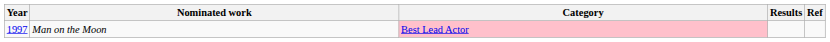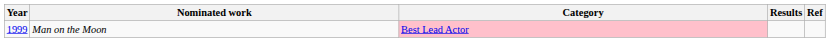(17, 29) 1997 -> (17, 29) 1999
